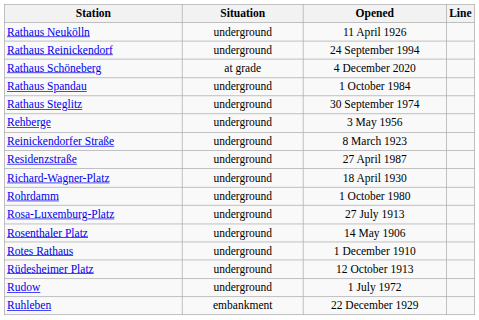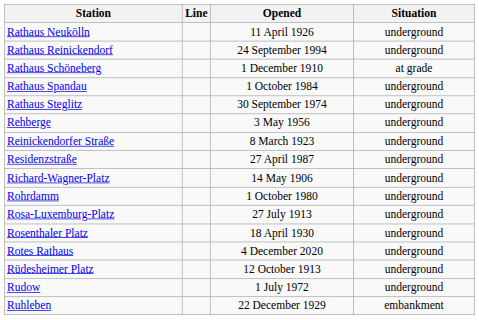columns swapped: (460, 13) <-> (243, 13)
(375, 68) 4 December 2020 -> (282, 68) 1 December 1910
(375, 178) 18 April 1930 -> (282, 178) 14 May 1906
(375, 232) 14 May 1906 -> (282, 232) 18 April 1930
(375, 251) 1 December 1910 -> (282, 251) 4 December 2020
